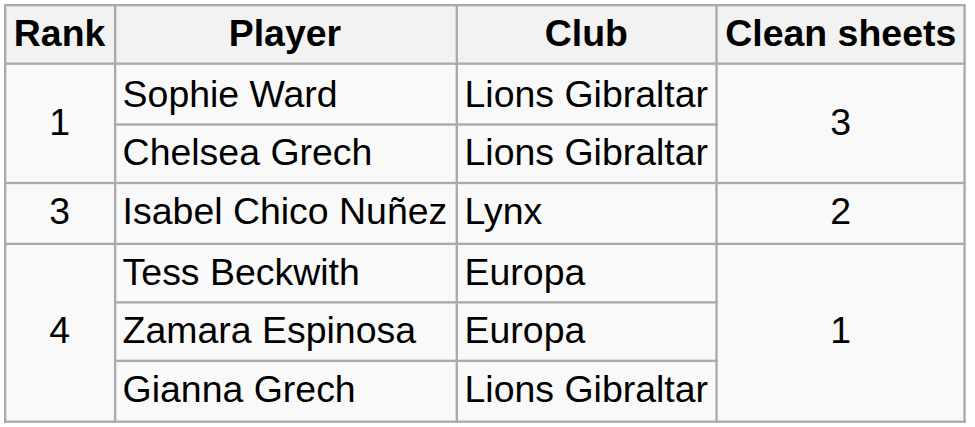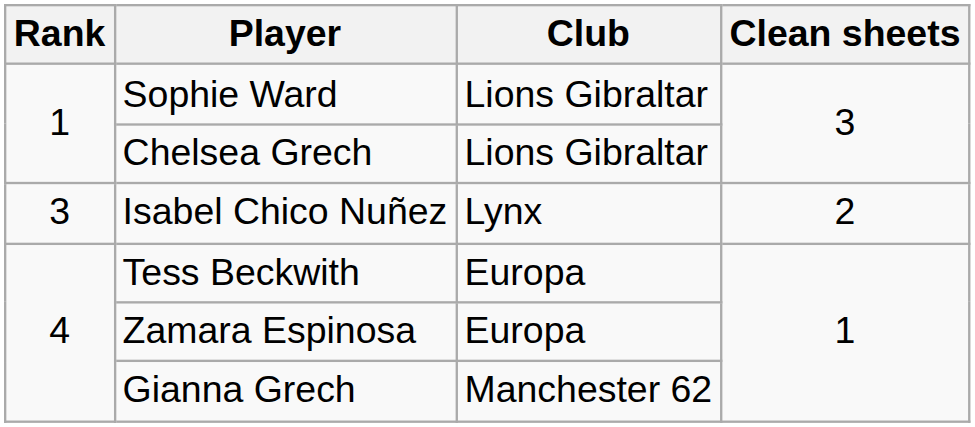(586, 390) Lions Gibraltar -> (588, 390) Manchester 62
